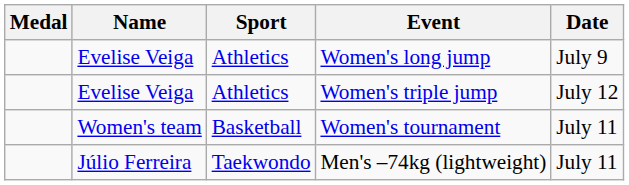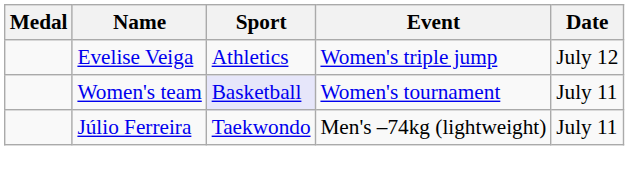- row: (405, 57)
(257, 127) no background -> (257, 92) lavender background
